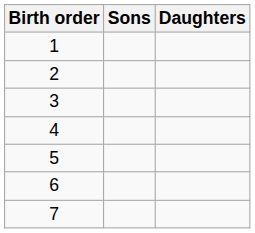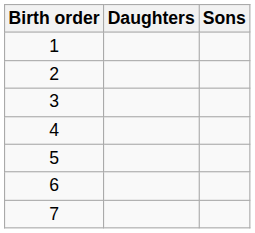columns swapped: (129, 18) <-> (202, 18)
